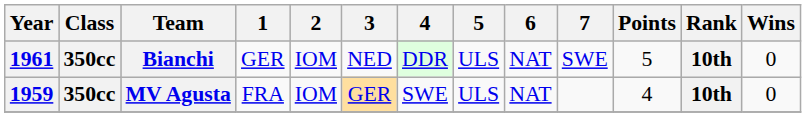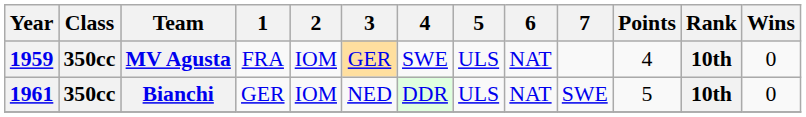rows swapped: (178, 94) <-> (178, 58)
